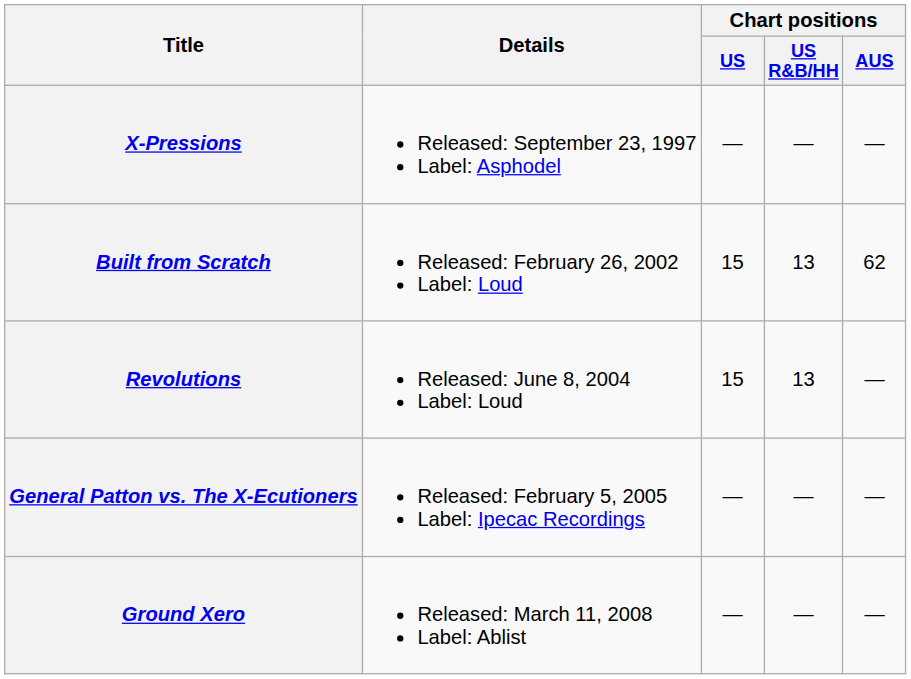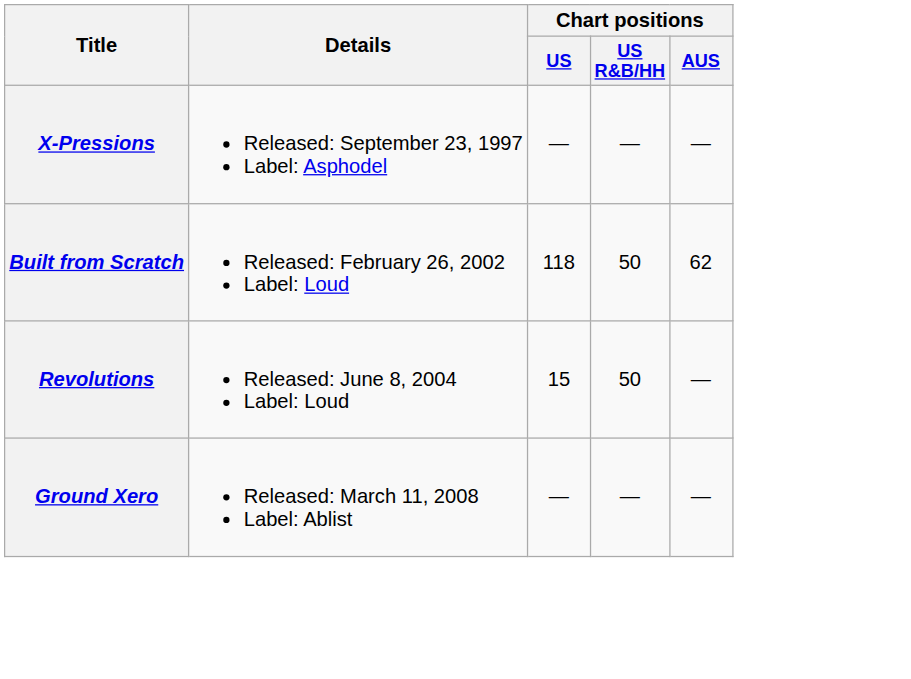(733, 261) 15 -> (559, 261) 118
(804, 261) 13 -> (630, 261) 50
(804, 379) 13 -> (630, 379) 50
- row: (183, 497)
